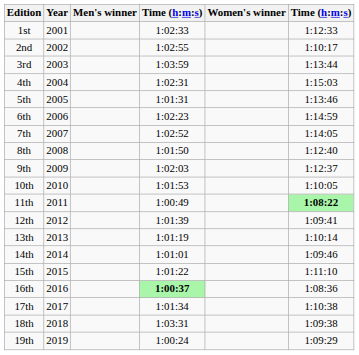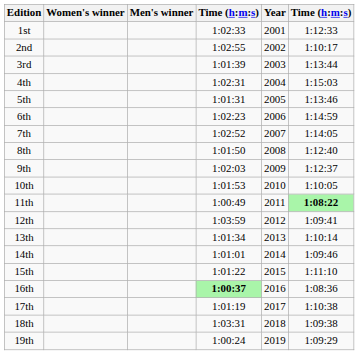columns swapped: (57, 13) <-> (247, 13)
(172, 64) 1:03:59 -> (229, 64) 1:01:39
(172, 220) 1:01:39 -> (229, 220) 1:03:59
(172, 237) 1:01:19 -> (229, 237) 1:01:34
(172, 306) 1:01:34 -> (229, 306) 1:01:19
